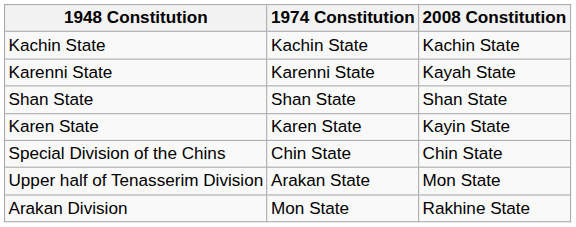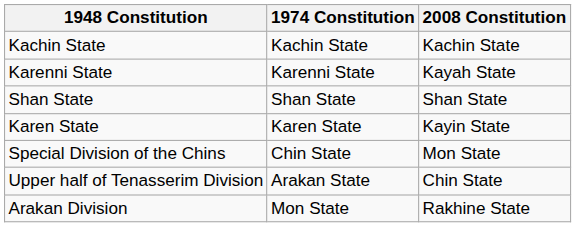(463, 153) Chin State -> (462, 153) Mon State
(462, 180) Mon State -> (463, 180) Chin State
